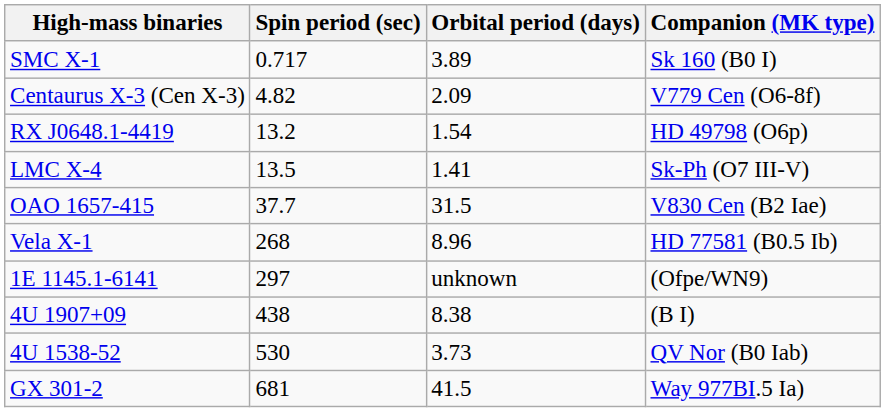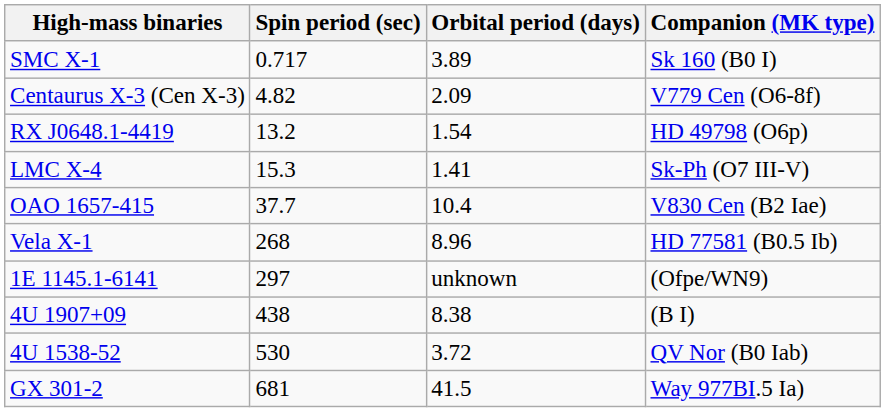(276, 168) 13.5 -> (276, 168) 15.3
(451, 205) 31.5 -> (451, 205) 10.4
(451, 351) 3.73 -> (451, 351) 3.72
